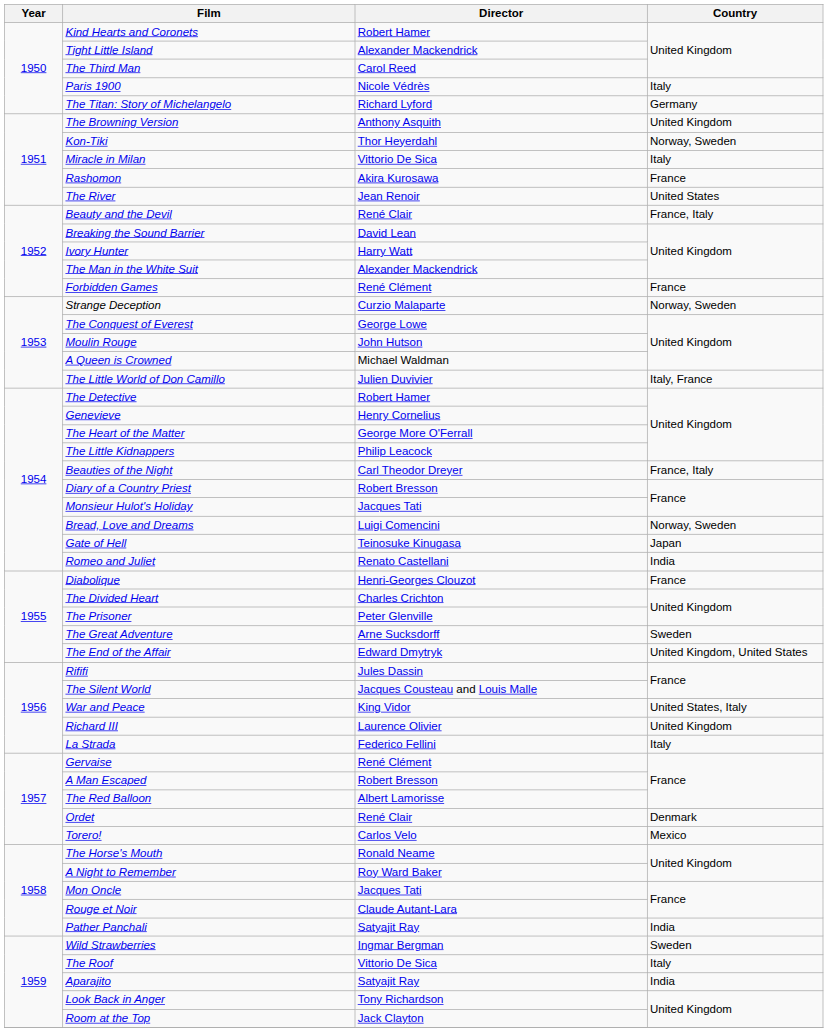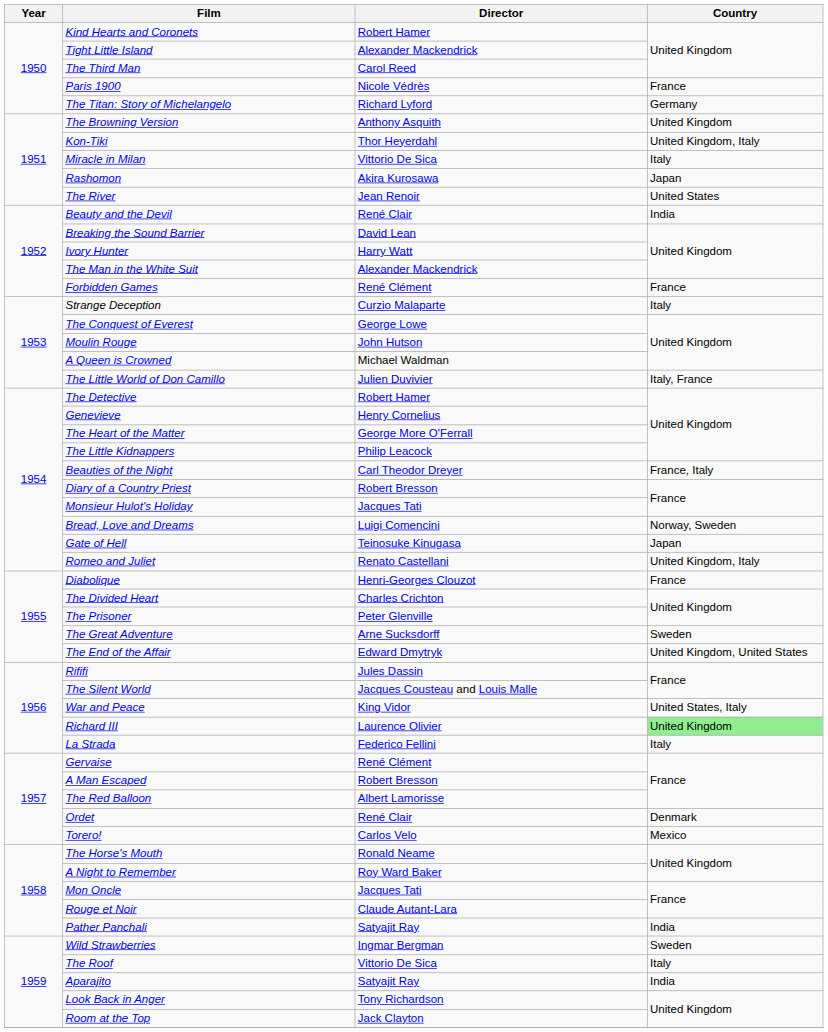(661, 86) Italy -> (668, 86) France
(693, 141) Norway, Sweden -> (705, 141) United Kingdom, Italy
(668, 178) France -> (666, 178) Japan
(682, 214) France, Italy -> (662, 214) India
(693, 305) Norway, Sweden -> (661, 305) Italy
(662, 561) India -> (705, 561) United Kingdom, Italy
(691, 726) no background -> (691, 726) lightgreen background
